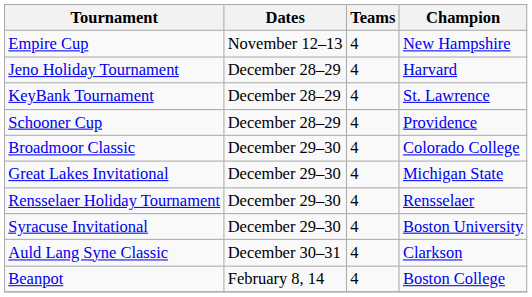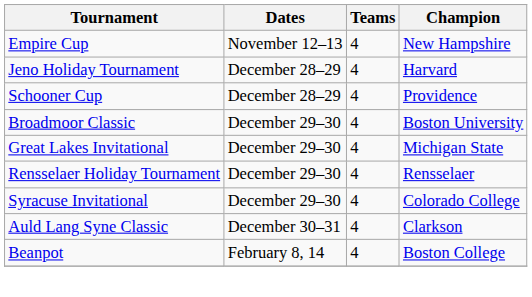- row: (81, 95)
(461, 148) Colorado College -> (463, 122) Boston University
(463, 226) Boston University -> (461, 200) Colorado College
